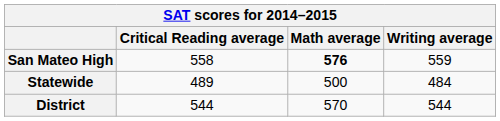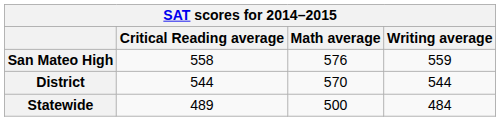(336, 60) bold -> (336, 60) normal
rows swapped: (60, 104) <-> (60, 82)
